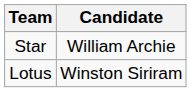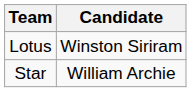rows swapped: (30, 45) <-> (30, 73)
